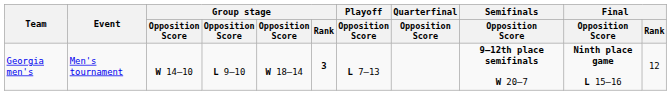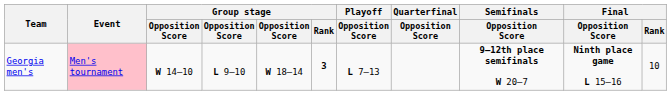(96, 66) no background -> (96, 66) pink background
(654, 66) 12 -> (654, 66) 10
